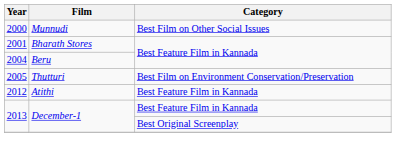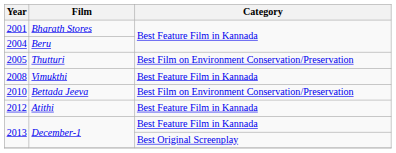- row: (17, 28)
+ row: (17, 76)
+ row: (17, 92)
